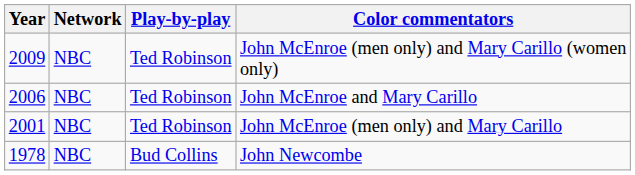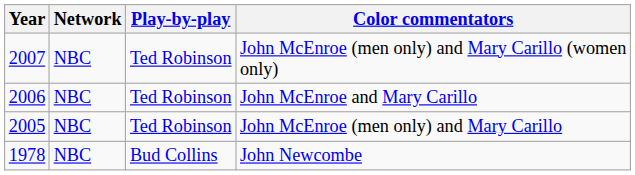(27, 58) 2009 -> (27, 58) 2007
(27, 126) 2001 -> (27, 126) 2005
